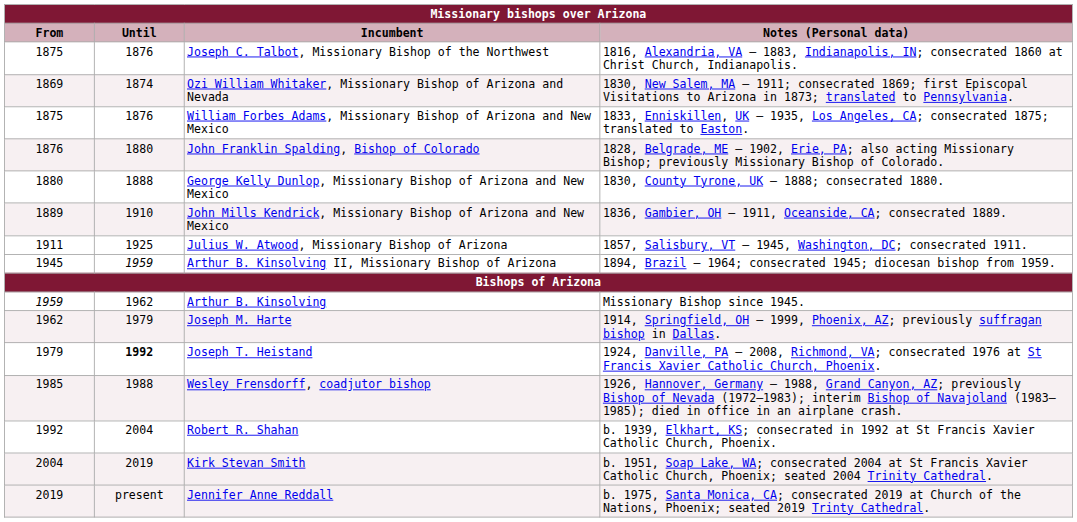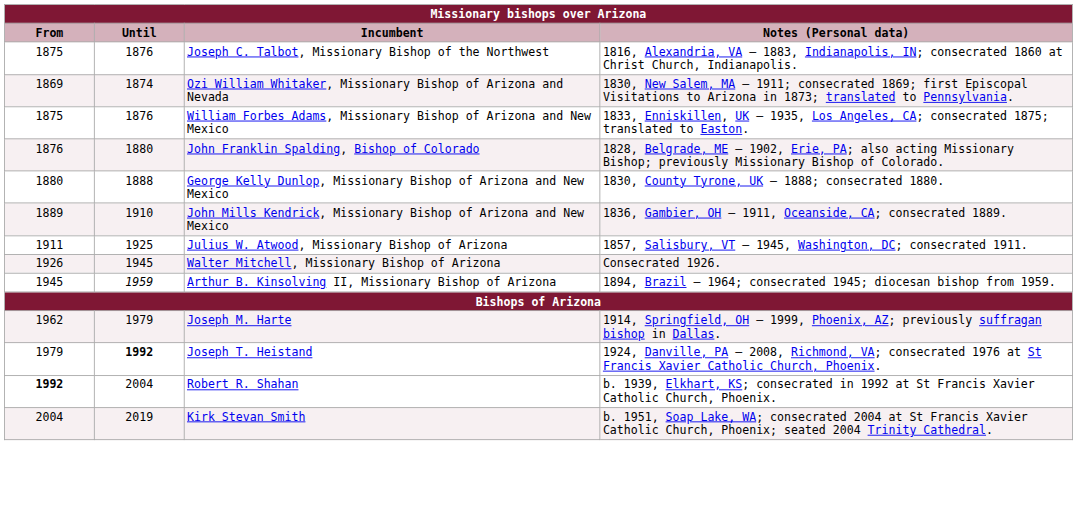+ row: (344, 264)
- row: (257, 301)
- row: (309, 385)
(49, 430) normal -> (49, 385) bold
- row: (260, 495)
